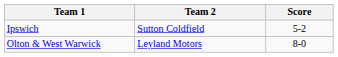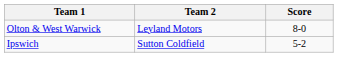rows swapped: (54, 44) <-> (23, 28)
